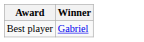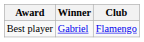+ column: (116, 12)
